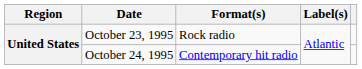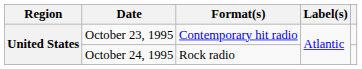(207, 34) Rock radio -> (238, 34) Contemporary hit radio
(238, 54) Contemporary hit radio -> (207, 54) Rock radio
